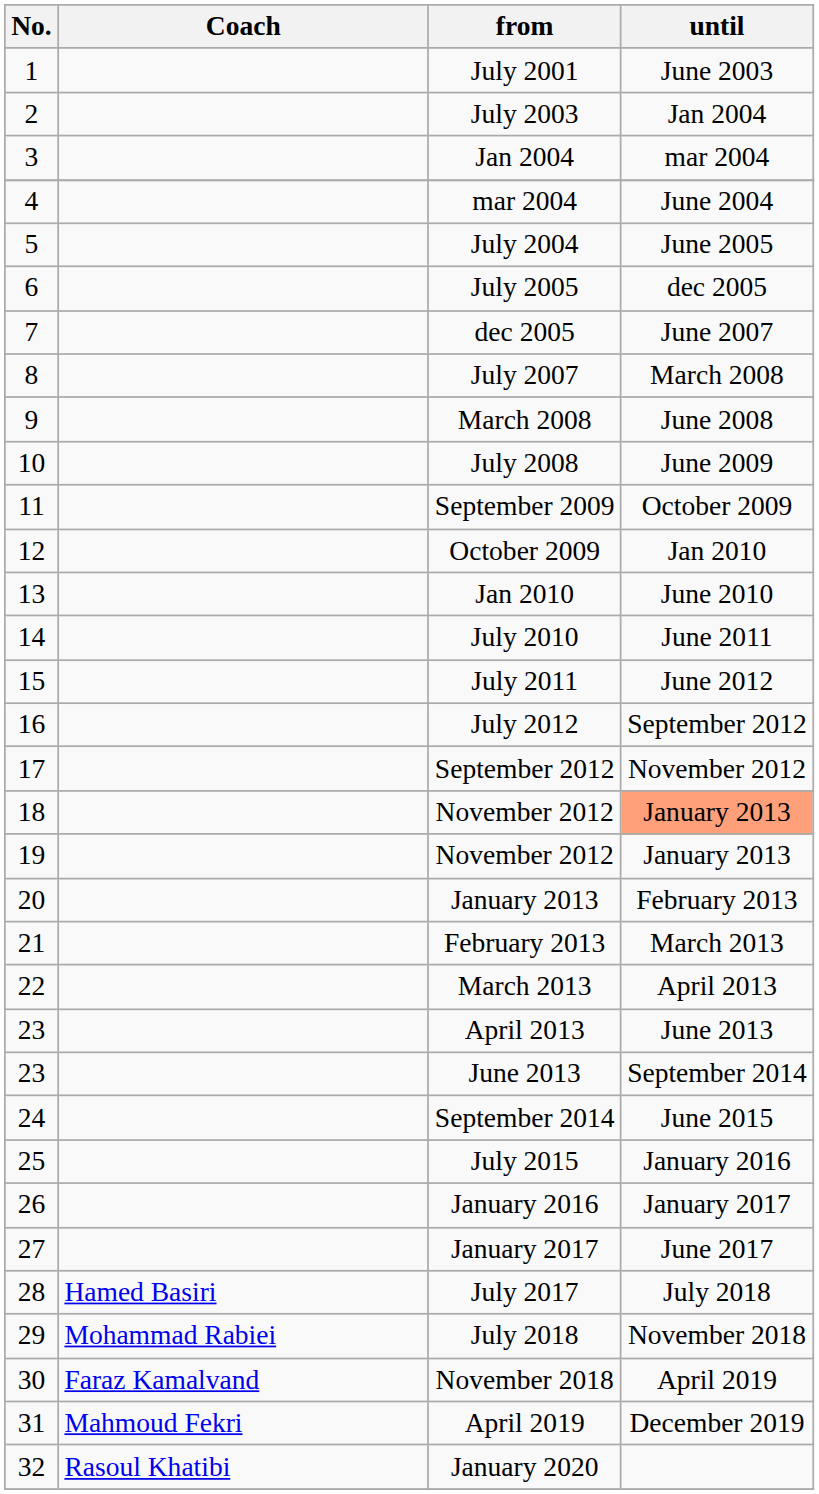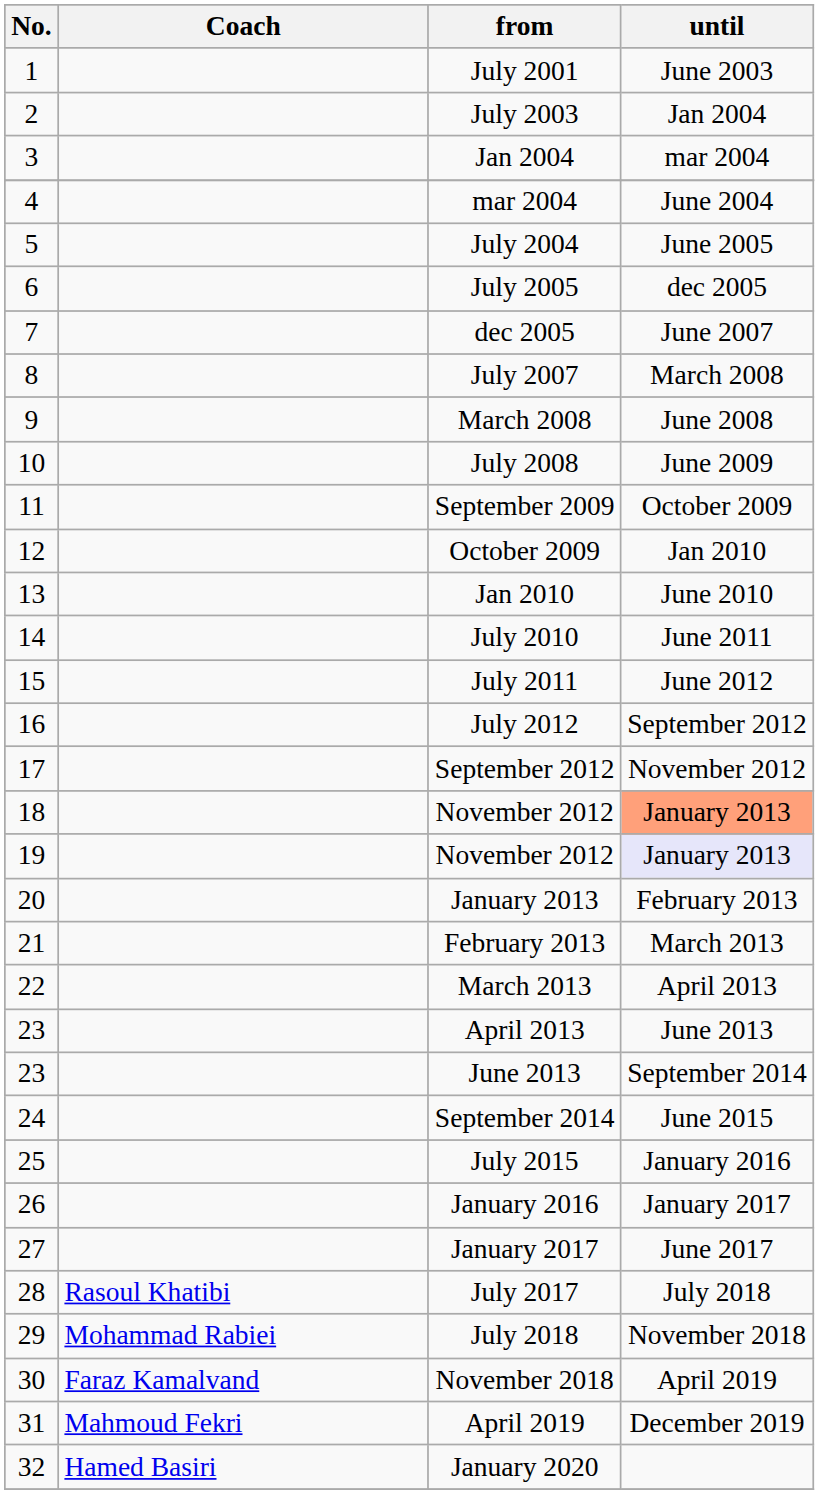(717, 855) no background -> (717, 855) lavender background
(140, 1292) Hamed Basiri -> (147, 1292) Rasoul Khatibi
(147, 1466) Rasoul Khatibi -> (140, 1466) Hamed Basiri
